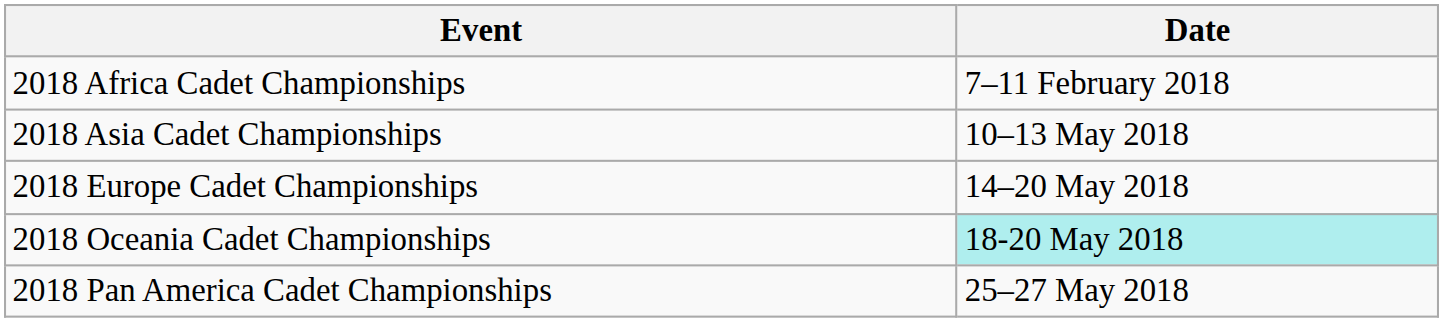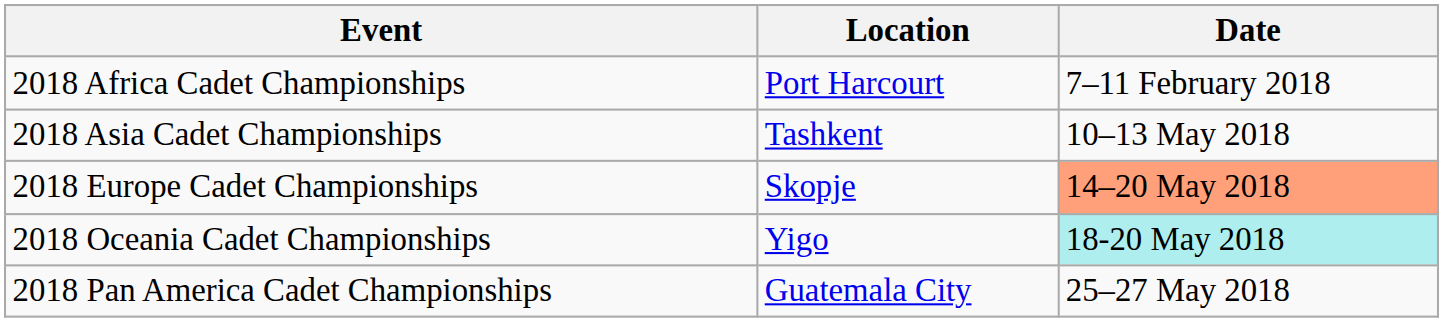+ column: (908, 30)
(1077, 186) no background -> (1178, 186) lightsalmon background
